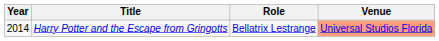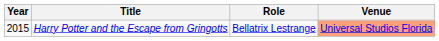(18, 28) 2014 -> (18, 28) 2015
